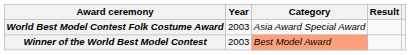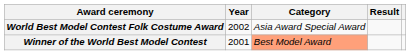(239, 27) 2003 -> (239, 27) 2002
(239, 42) 2003 -> (239, 42) 2001
